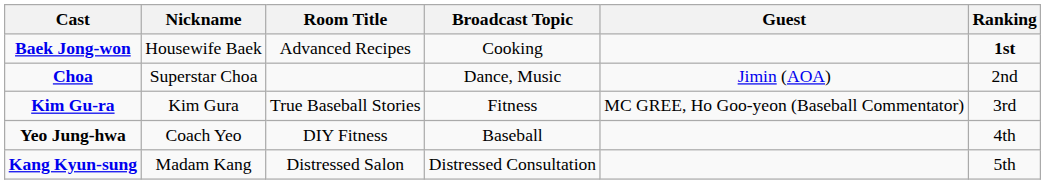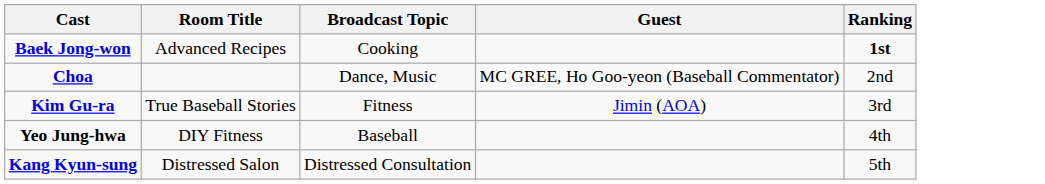- column: (204, 19)
(784, 77) Jimin (AOA) -> (660, 77) MC GREE, Ho Goo-yeon (Baseball Commentator)
(784, 106) MC GREE, Ho Goo-yeon (Baseball Commentator) -> (660, 106) Jimin (AOA)
